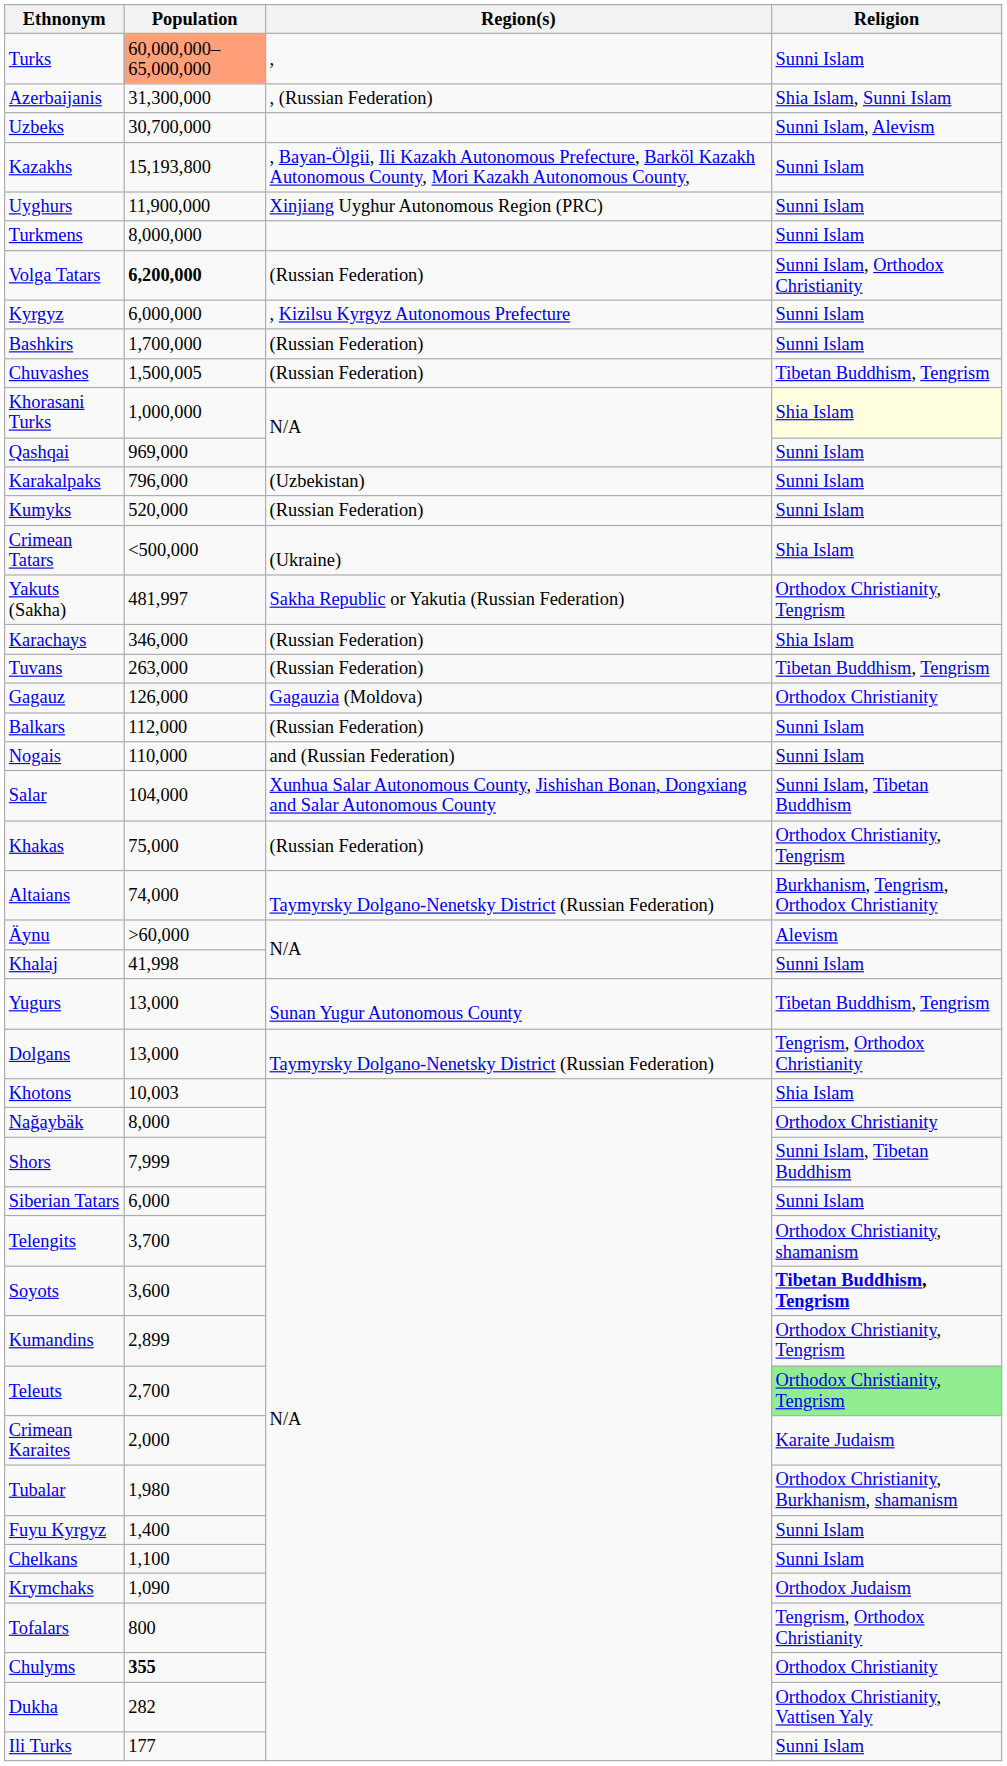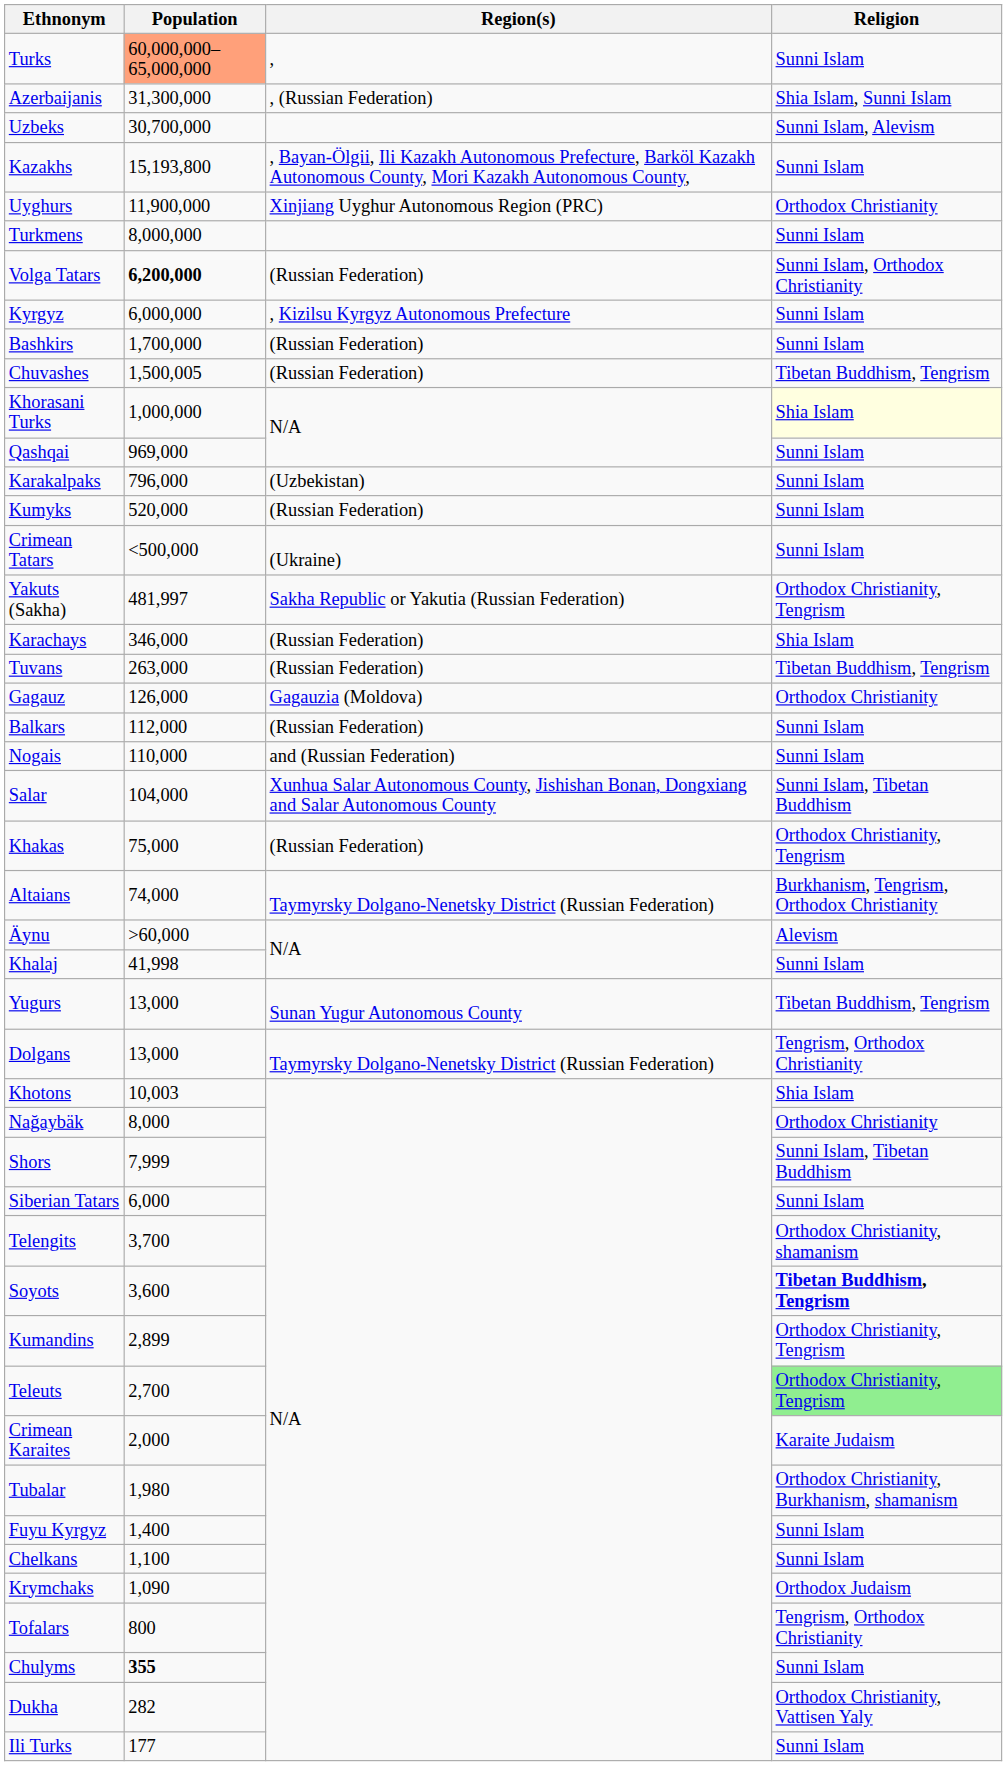(820, 206) Sunni Islam -> (857, 206) Orthodox Christianity
(815, 549) Shia Islam -> (820, 549) Sunni Islam
(857, 1667) Orthodox Christianity -> (820, 1667) Sunni Islam
